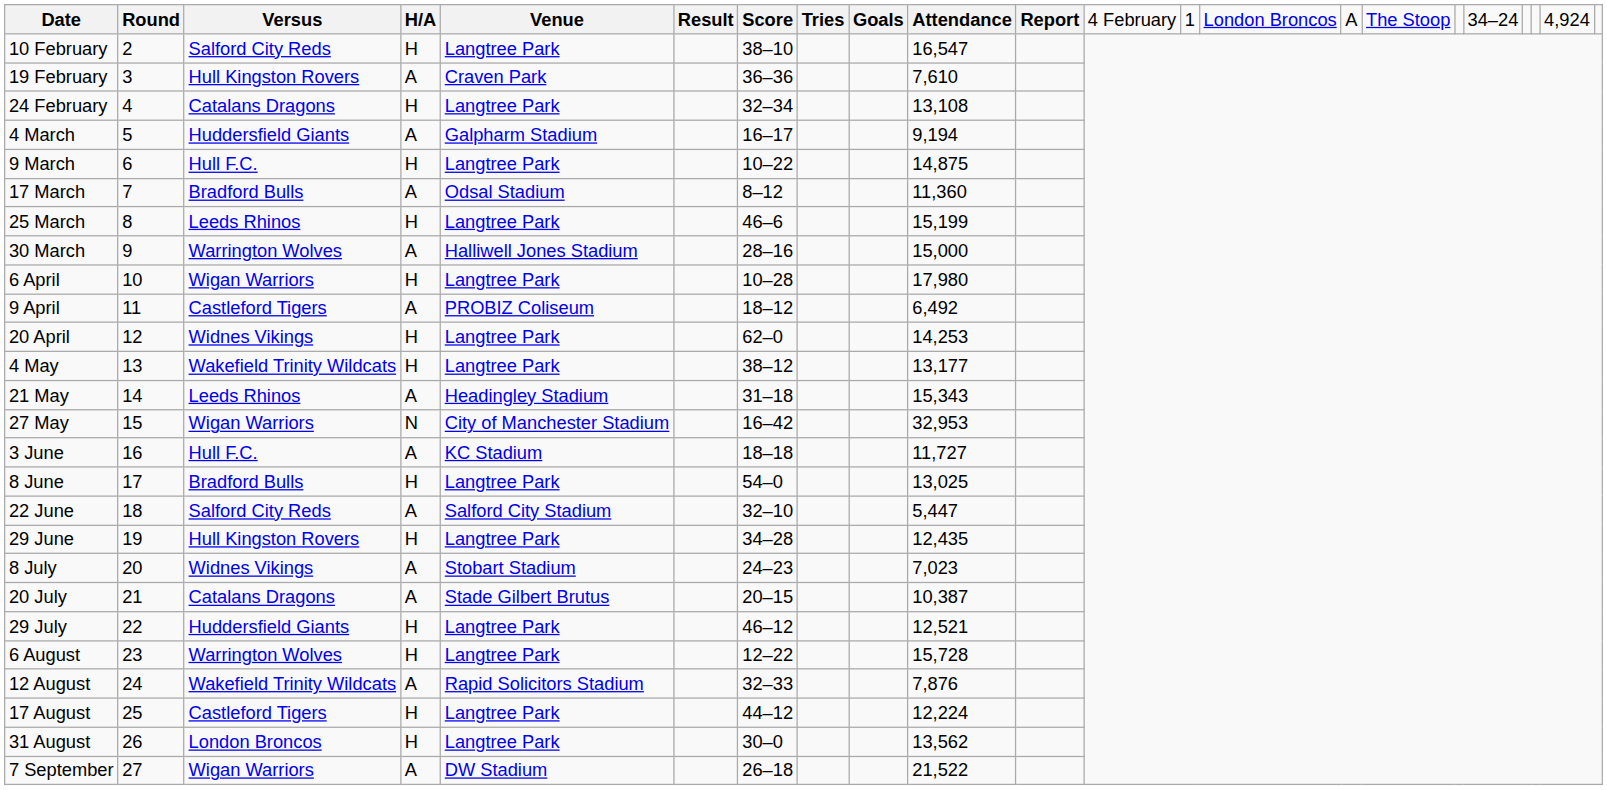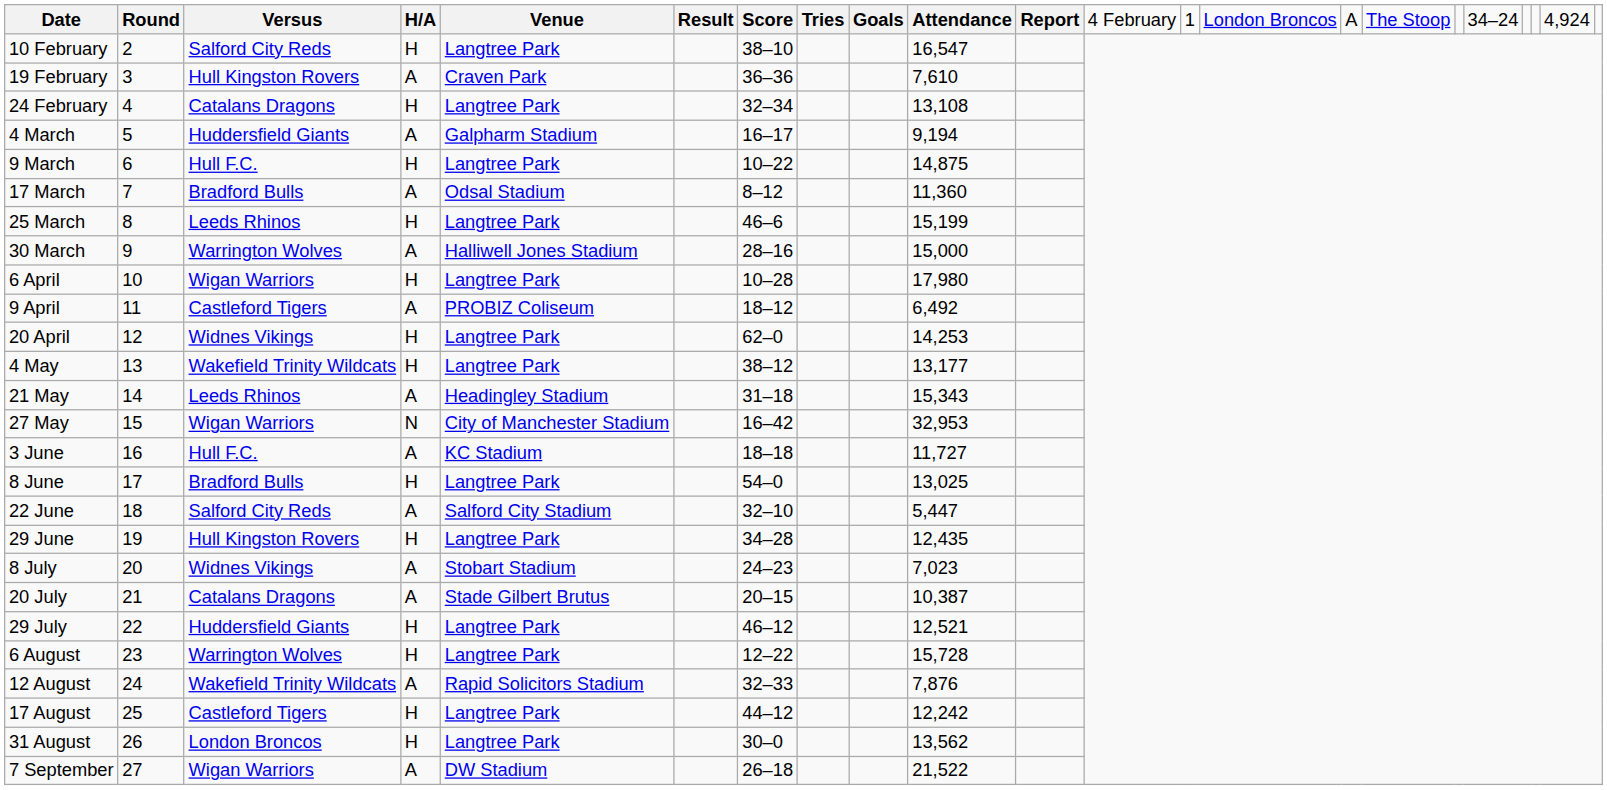(940, 713) 12,224 -> (940, 713) 12,242
